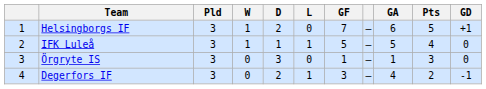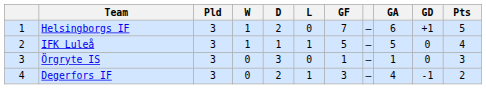columns swapped: (466, 12) <-> (431, 12)
